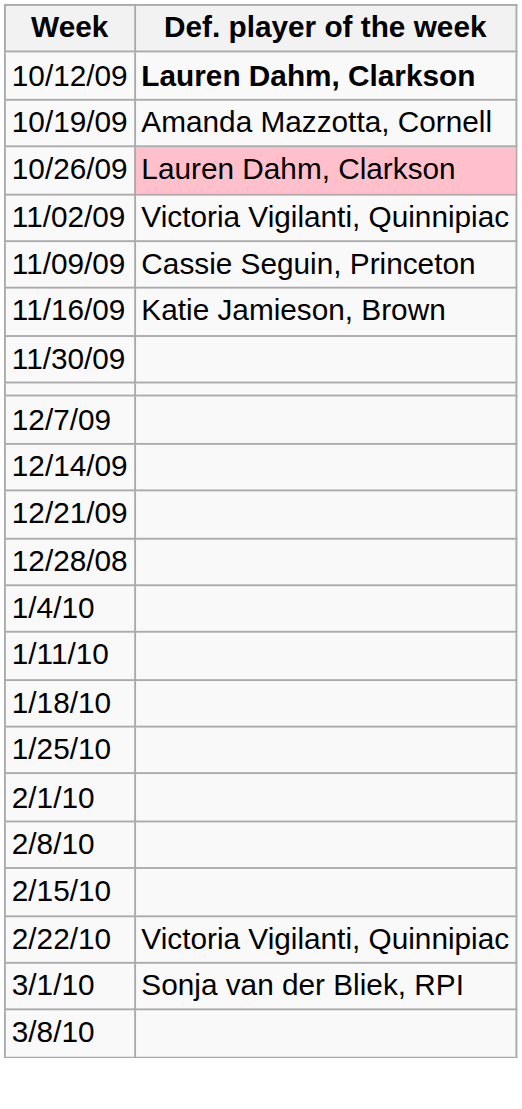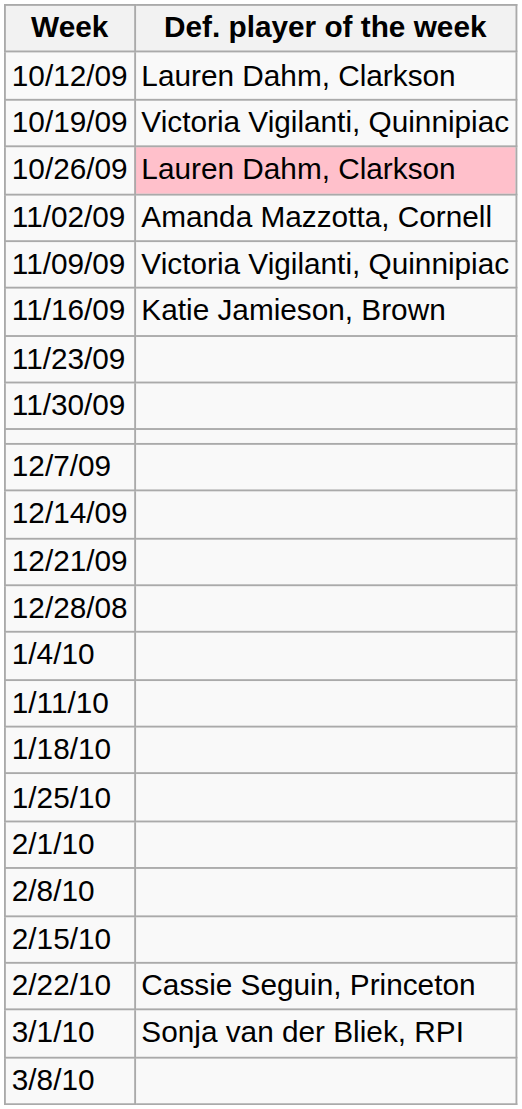(308, 75) bold -> (298, 75) normal
(317, 122) Amanda Mazzotta, Cornell -> (325, 122) Victoria Vigilanti, Quinnipiac
(325, 216) Victoria Vigilanti, Quinnipiac -> (317, 216) Amanda Mazzotta, Cornell
(308, 264) Cassie Seguin, Princeton -> (325, 264) Victoria Vigilanti, Quinnipiac
+ row: (69, 358)
(325, 938) Victoria Vigilanti, Quinnipiac -> (308, 985) Cassie Seguin, Princeton
